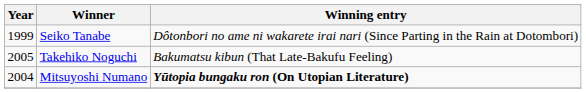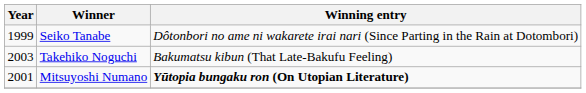(21, 56) 2005 -> (21, 56) 2003
(21, 77) 2004 -> (21, 77) 2001
